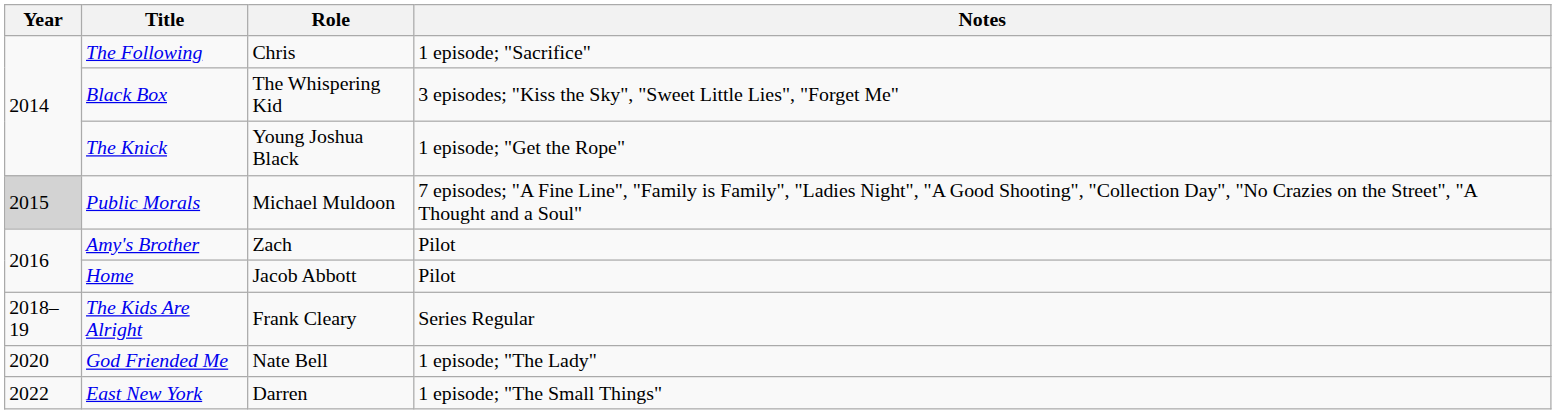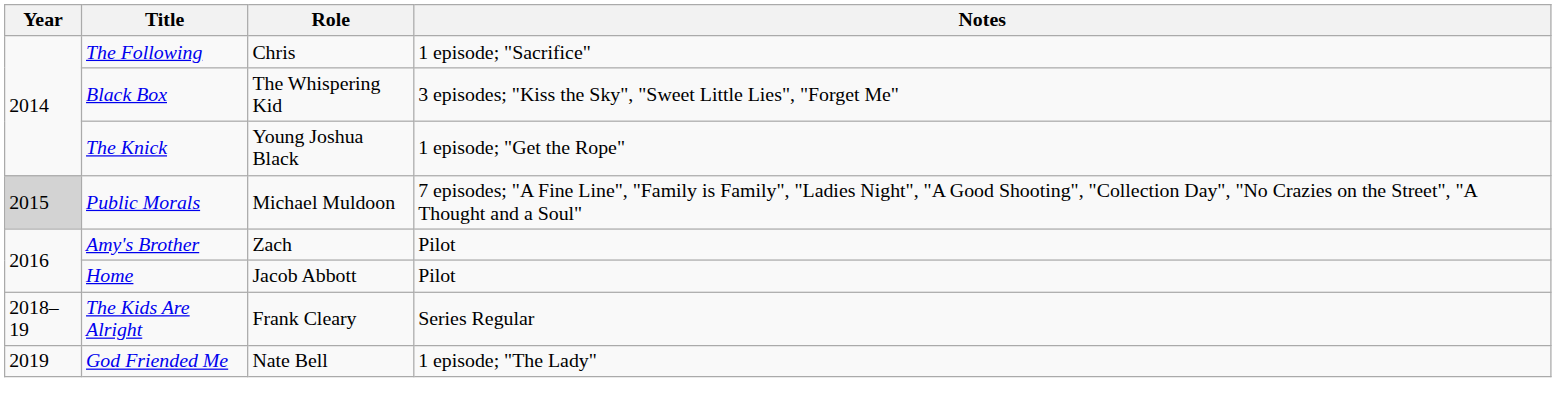(29, 361) 2020 -> (29, 361) 2019
- row: (144, 392)
